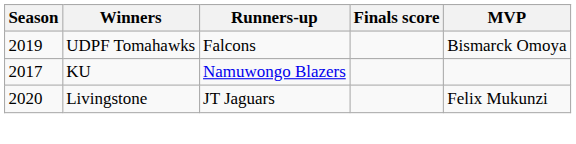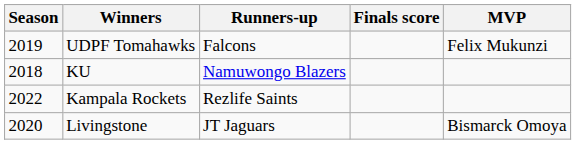(507, 44) Bismarck Omoya -> (497, 44) Felix Mukunzi
(25, 71) 2017 -> (25, 71) 2018
+ row: (126, 98)
(497, 98) Felix Mukunzi -> (507, 125) Bismarck Omoya
